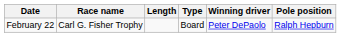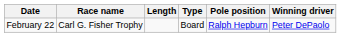columns swapped: (304, 11) <-> (239, 11)
